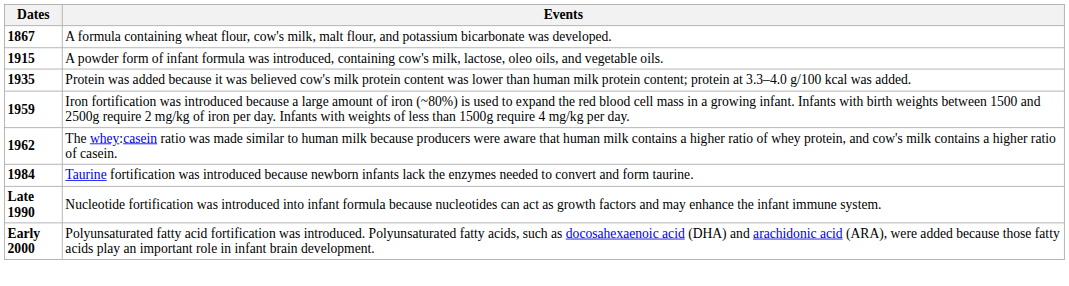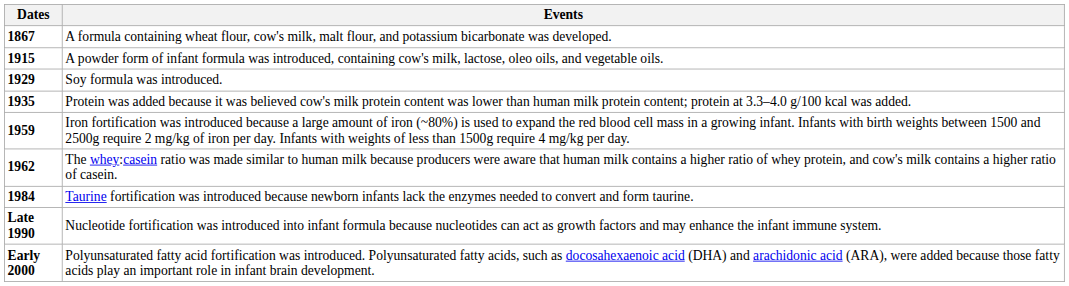+ row: (144, 79)
